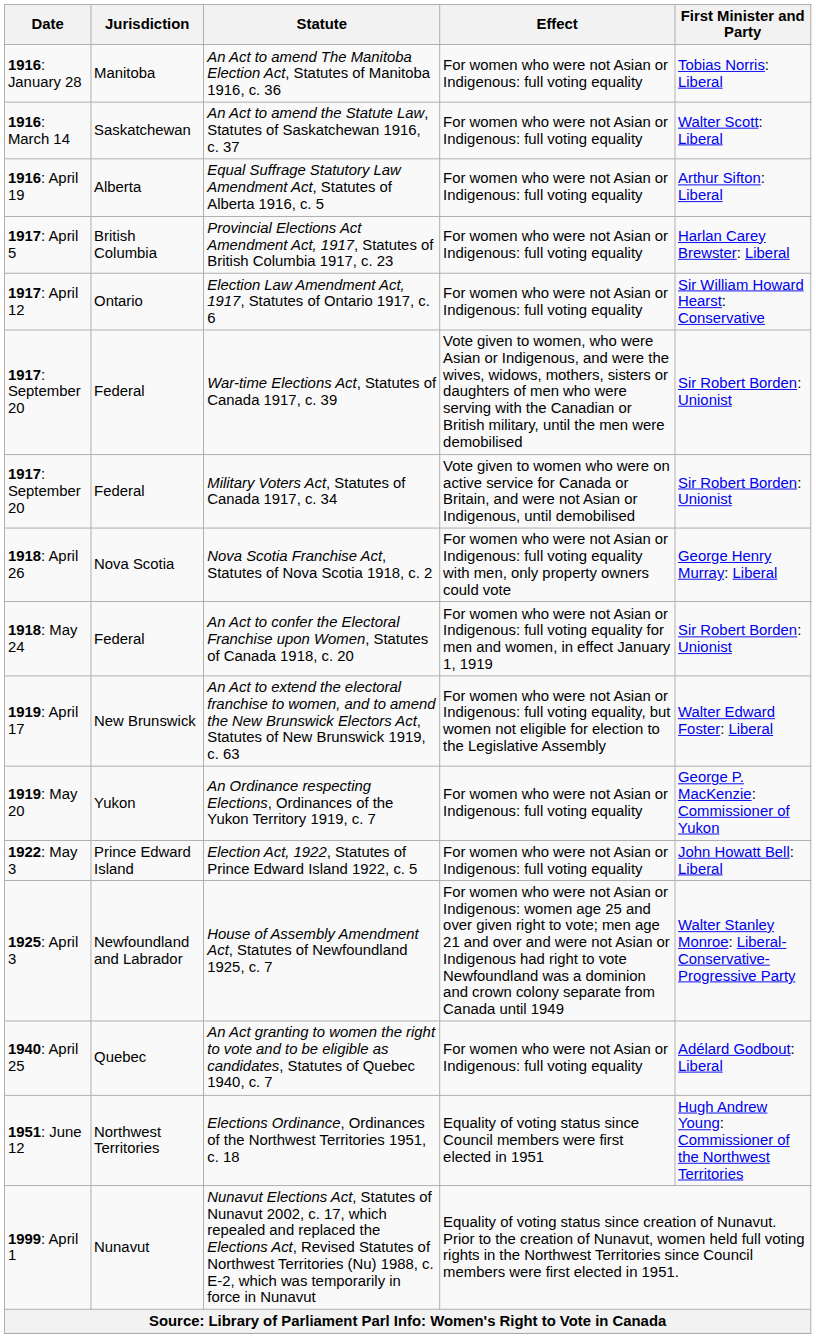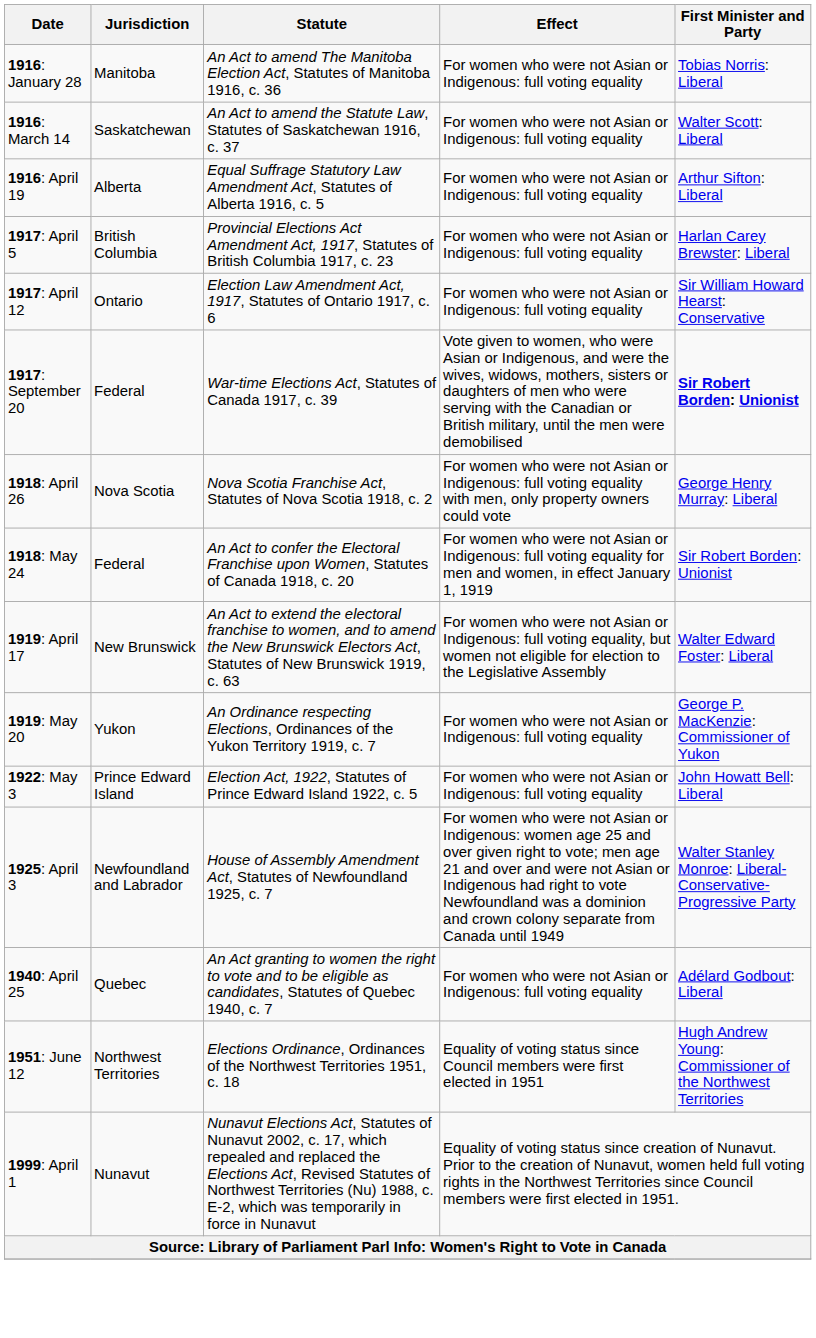(740, 392) normal -> (738, 392) bold
- row: (306, 491)
